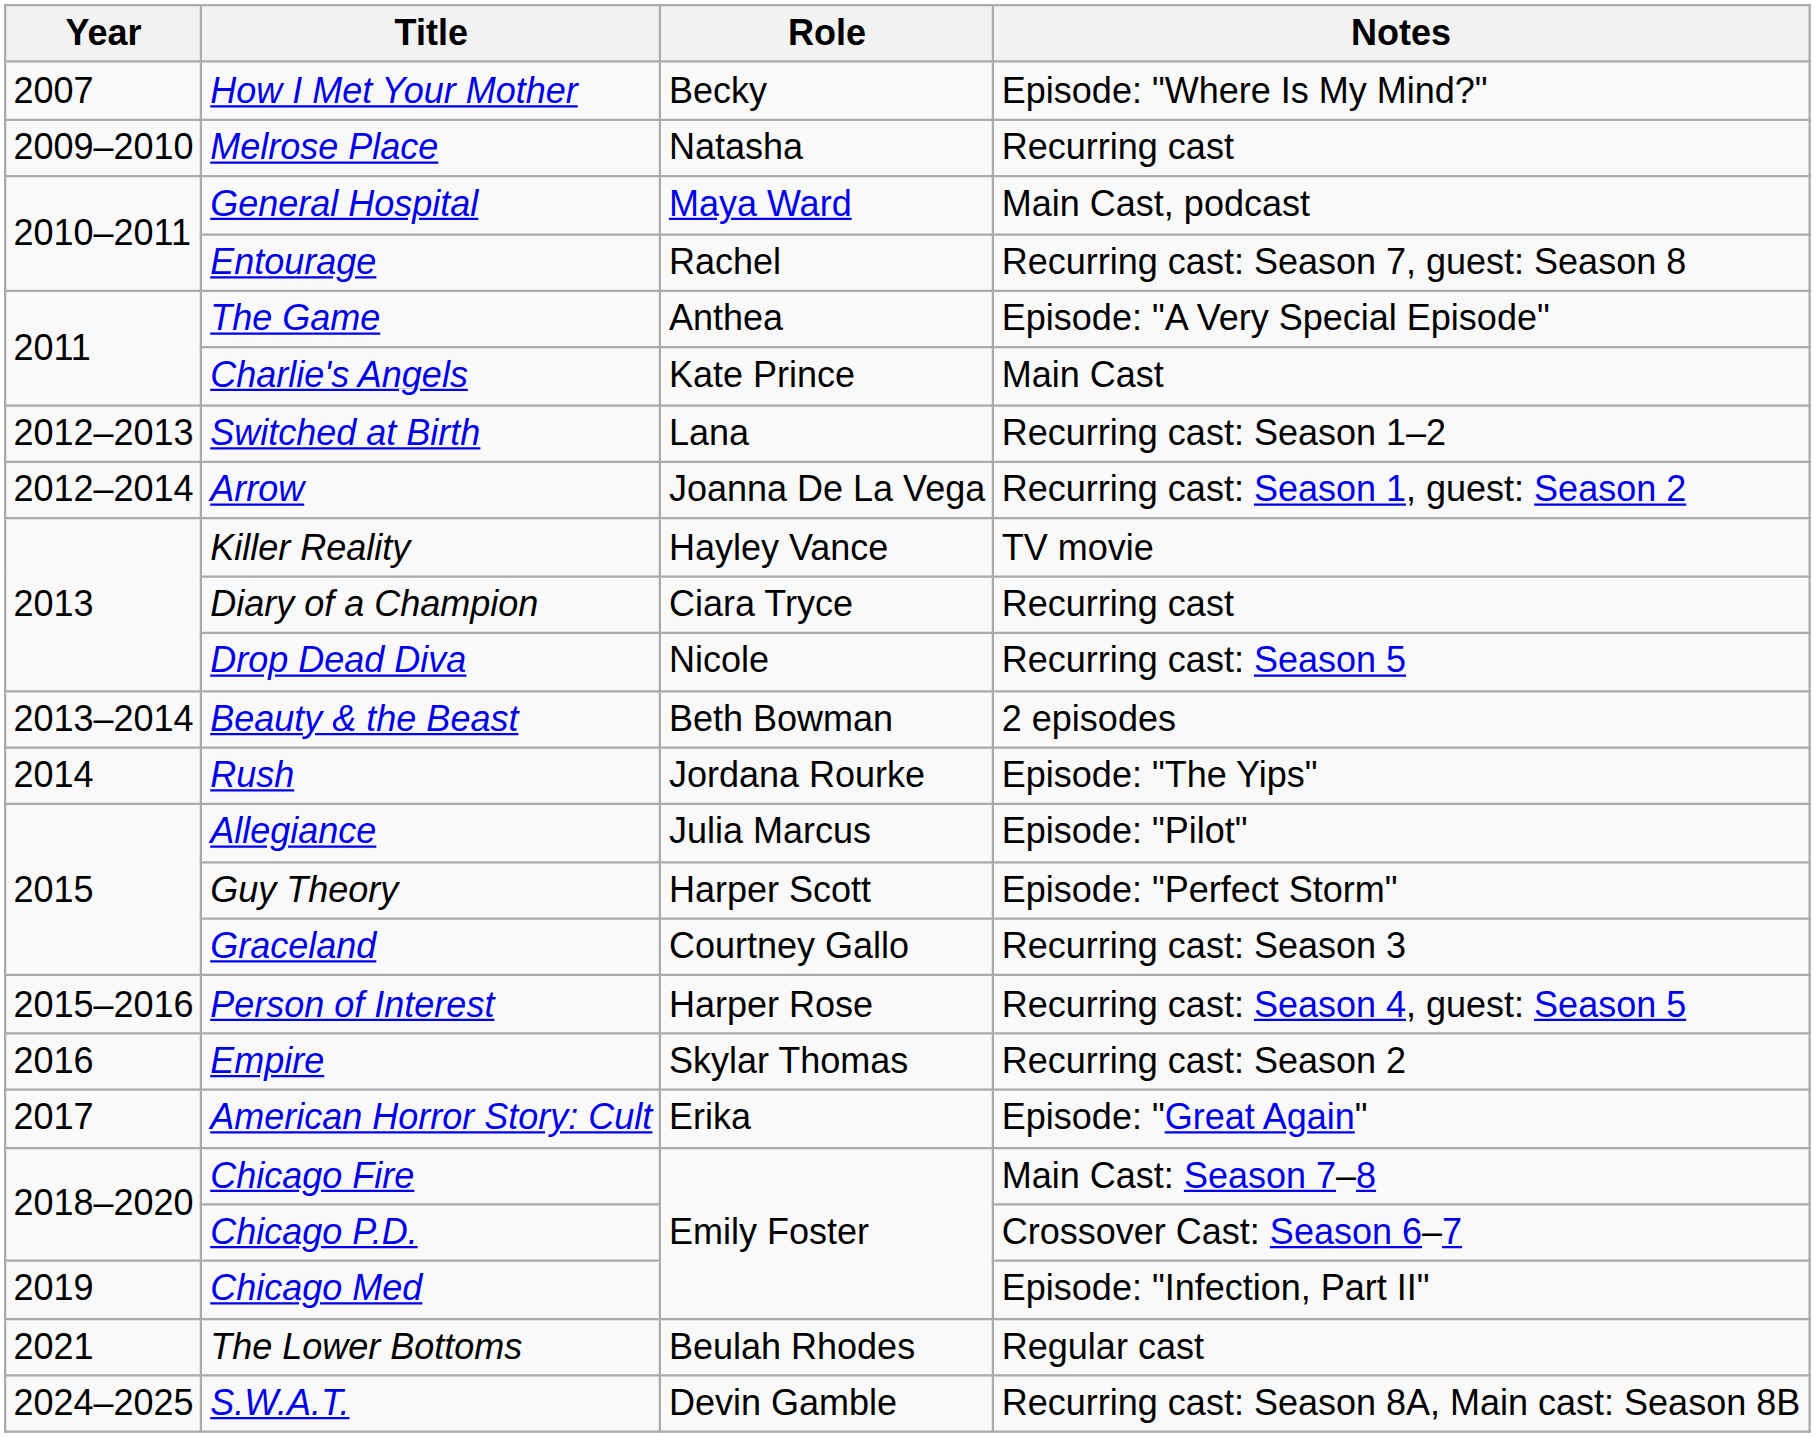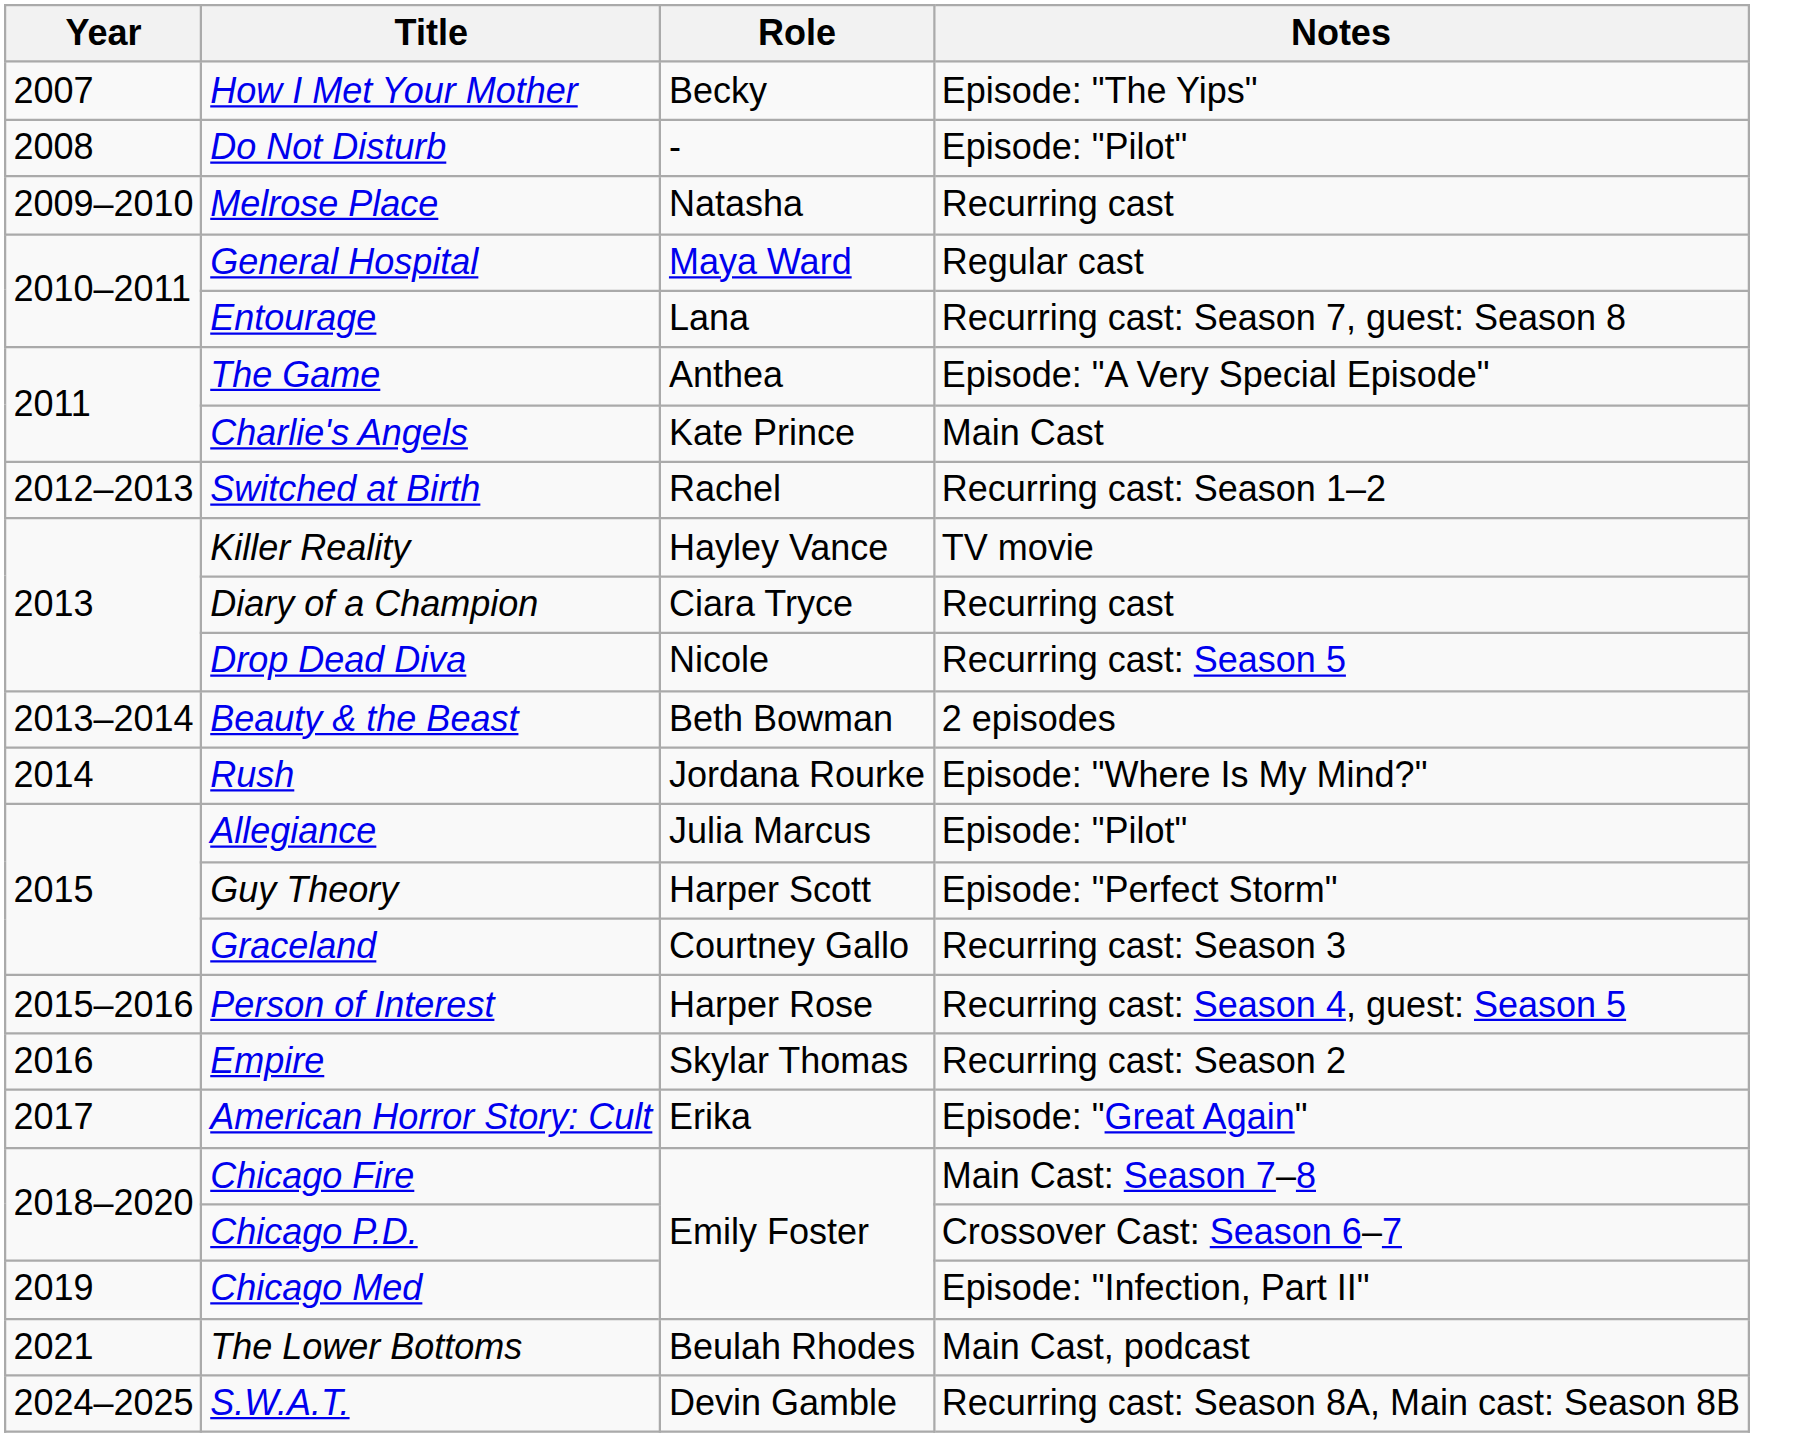(1245, 90) Episode: "Where Is My Mind?" -> (1100, 90) Episode: "The Yips"
+ row: (328, 147)
(1156, 204) Main Cast, podcast -> (1043, 261) Regular cast
(725, 261) Rachel -> (709, 318) Lana
(709, 432) Lana -> (725, 489) Rachel
- row: (257, 489)
(1160, 775) Episode: "The Yips" -> (1185, 775) Episode: "Where Is My Mind?"
(1103, 1346) Regular cast -> (1096, 1346) Main Cast, podcast
